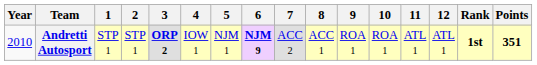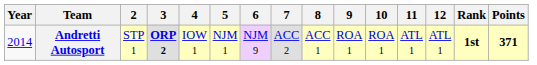- column: (108, 15)
(20, 42) 2010 -> (20, 42) 2014
(258, 42) bold -> (256, 42) normal
(512, 42) 351 -> (508, 42) 371
